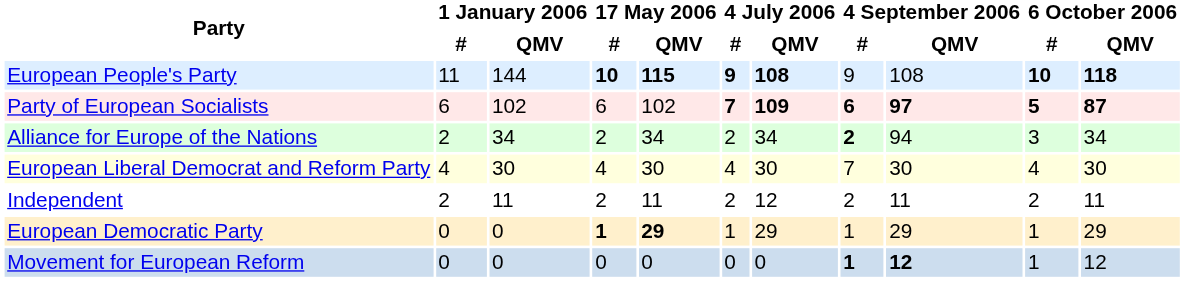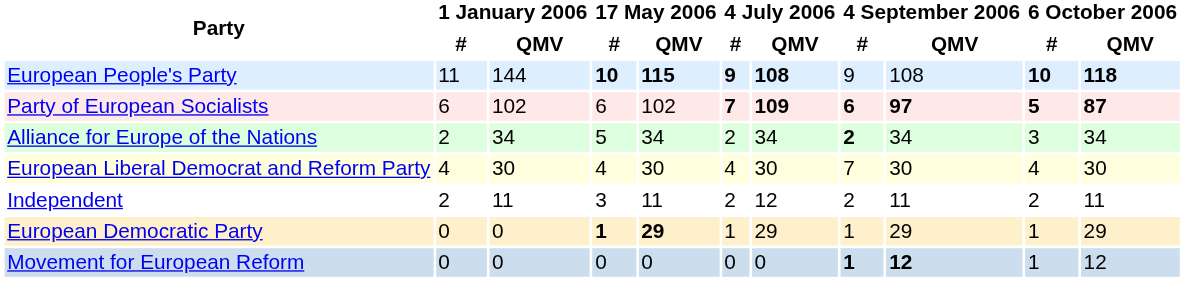(601, 137) 2 -> (601, 137) 5
(901, 137) 94 -> (901, 137) 34
(601, 199) 2 -> (601, 199) 3
